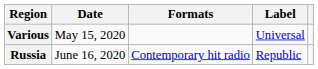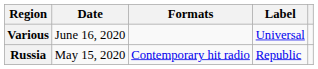(90, 34) May 15, 2020 -> (90, 34) June 16, 2020
(90, 54) June 16, 2020 -> (90, 54) May 15, 2020
